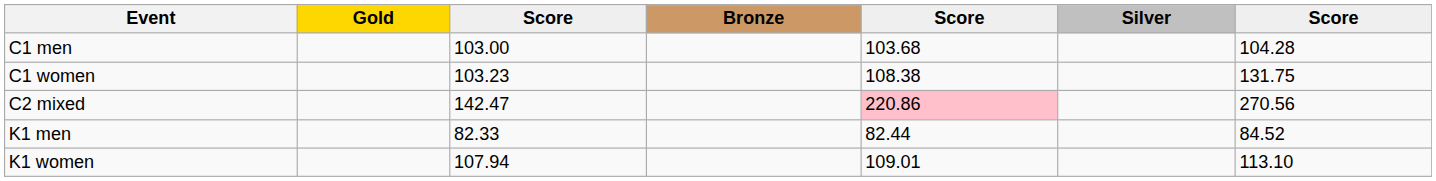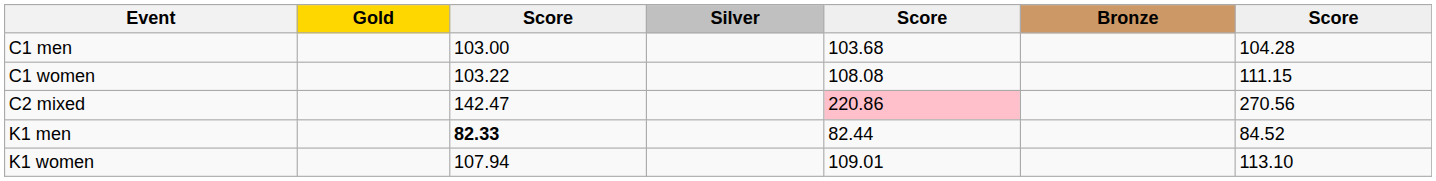columns swapped: (1146, 18) <-> (754, 18)
(482, 76) 103.23 -> (482, 76) 103.22
(893, 76) 108.38 -> (856, 76) 108.08
(1267, 76) 131.75 -> (1266, 76) 111.15
(477, 133) normal -> (477, 133) bold
